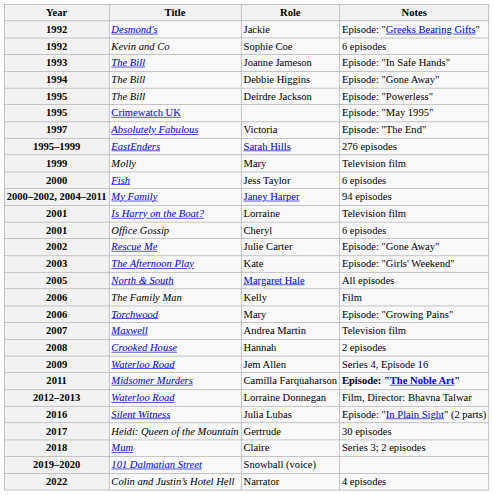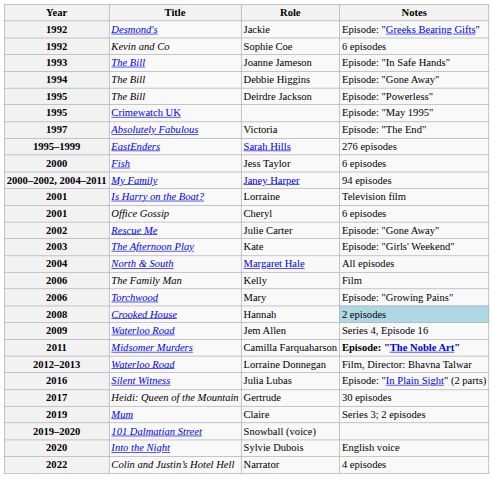- row: (124, 163)
(57, 280) 2005 -> (57, 264) 2004
- row: (130, 331)
(364, 347) no background -> (364, 314) lightblue background
(57, 448) 2018 -> (57, 414) 2019
+ row: (141, 448)
